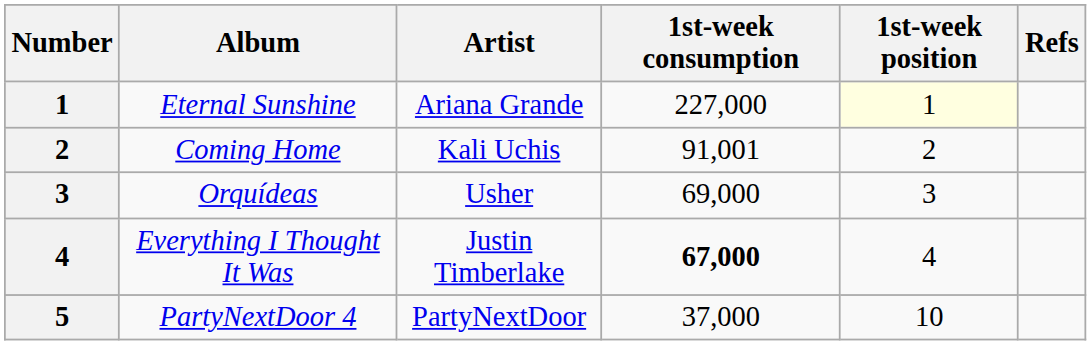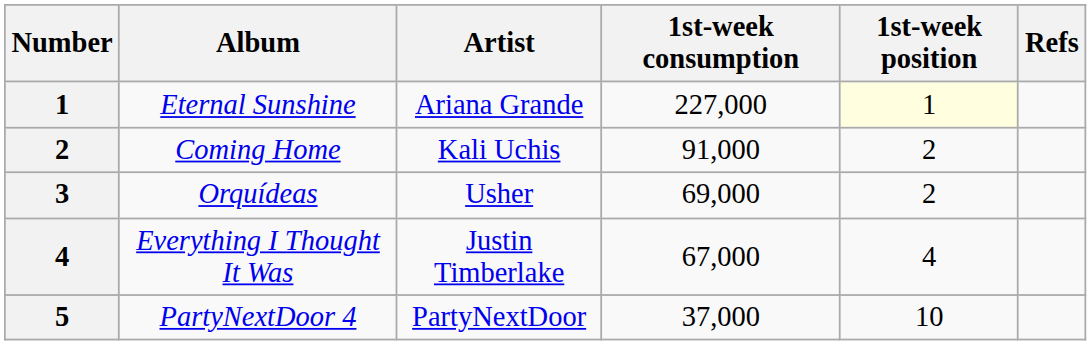(721, 149) 91,001 -> (721, 149) 91,000
(929, 194) 3 -> (929, 194) 2
(721, 255) bold -> (721, 255) normal
